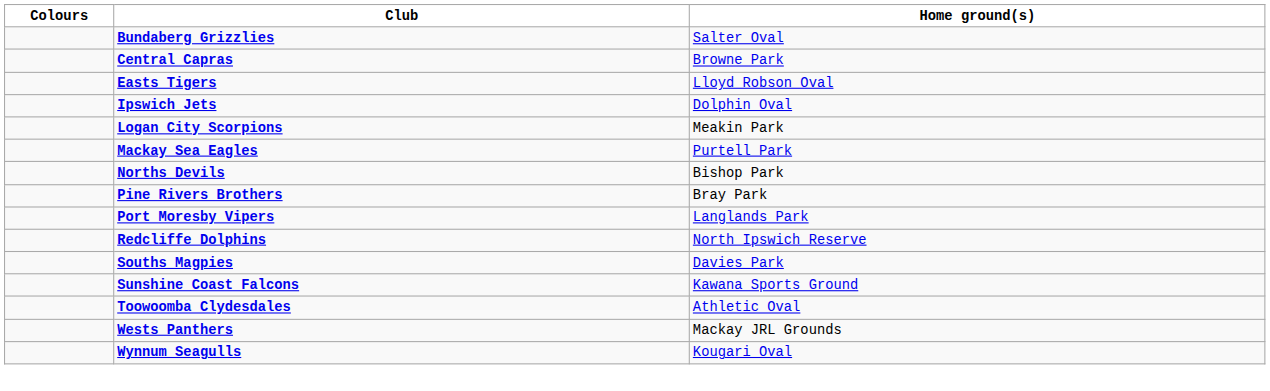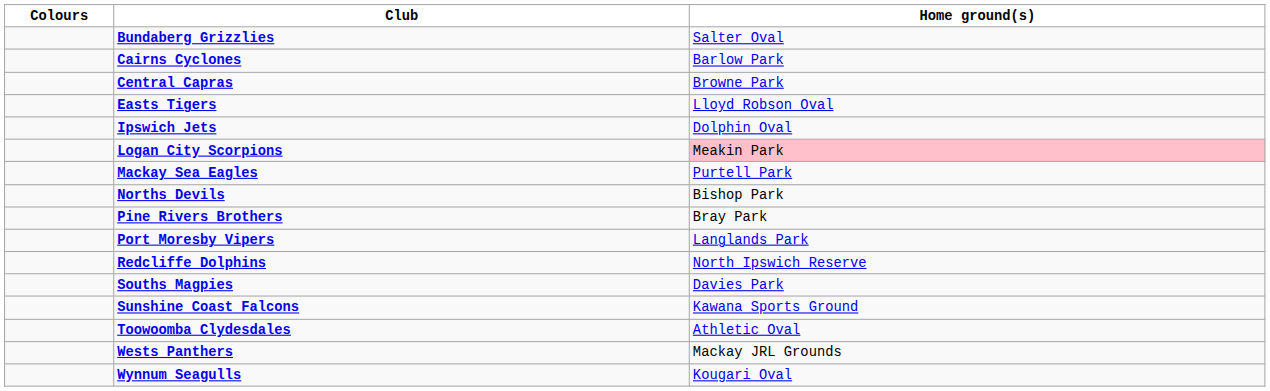+ row: (179, 61)
(738, 128) no background -> (738, 151) pink background
